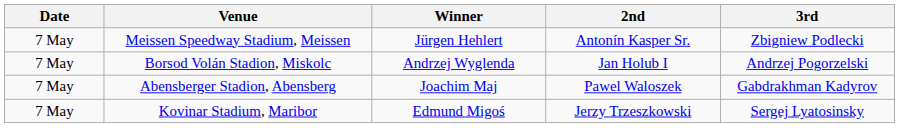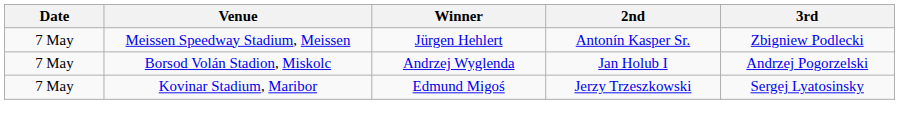- row: (238, 87)
